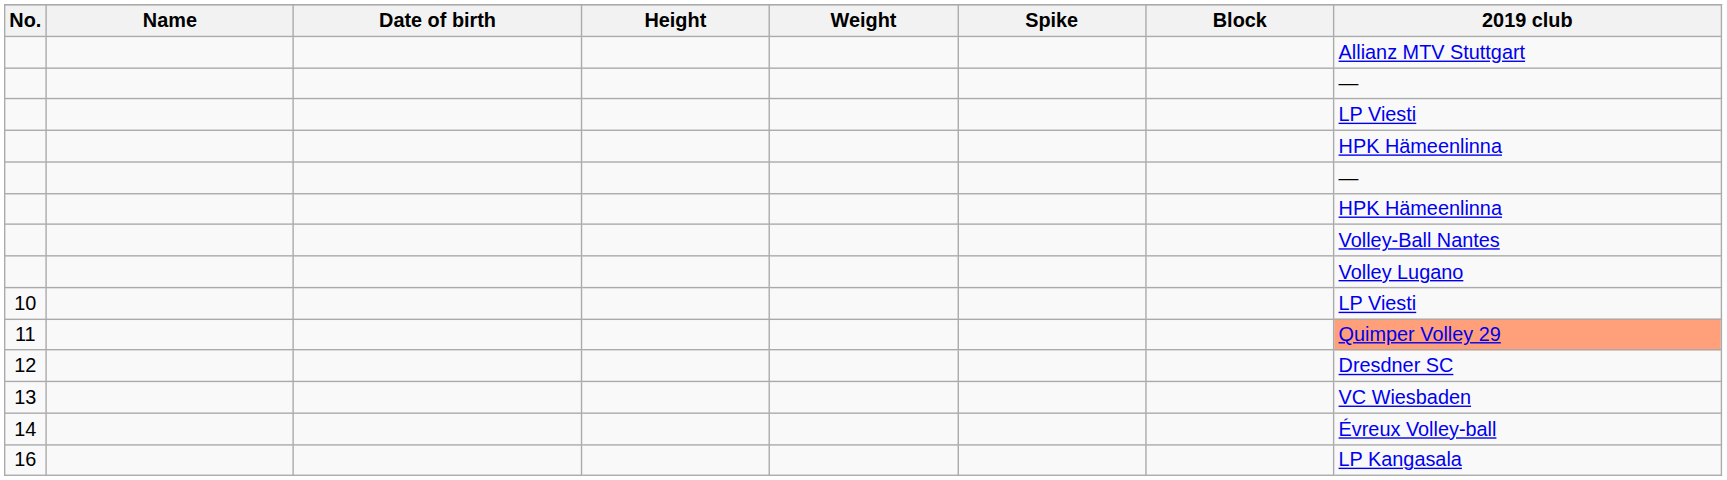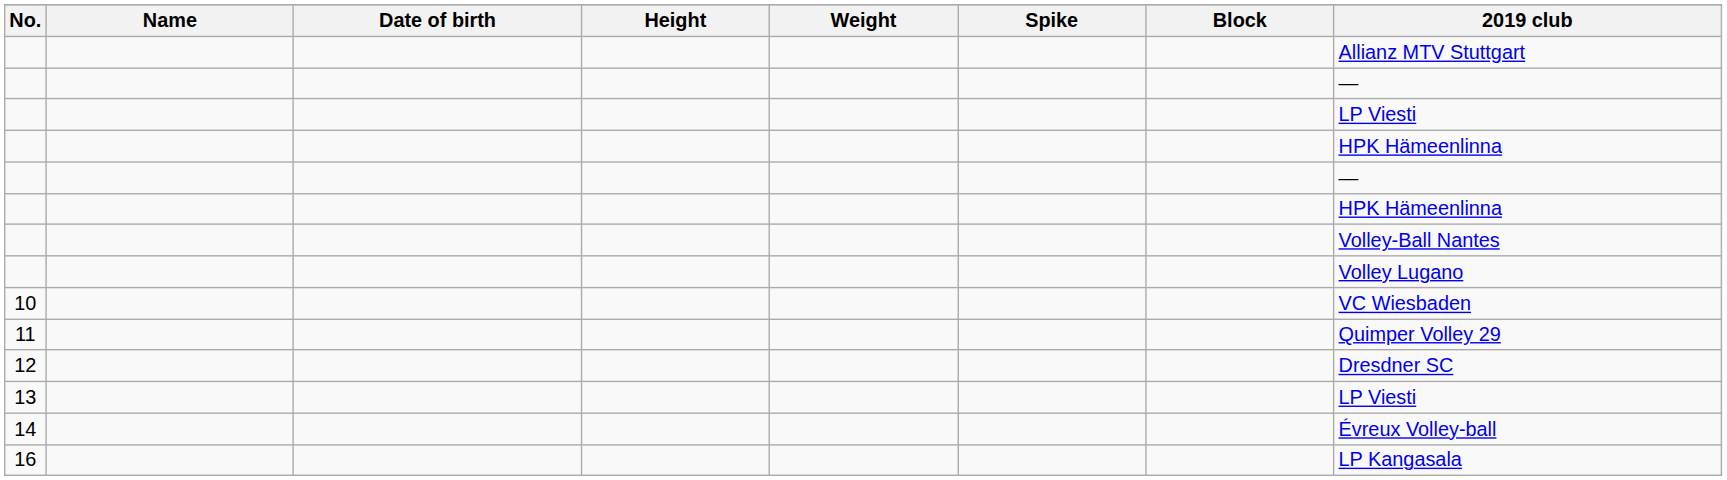(1377, 303) LP Viesti -> (1405, 303) VC Wiesbaden
(1420, 335) lightsalmon background -> (1420, 335) no background
(1405, 398) VC Wiesbaden -> (1377, 398) LP Viesti
